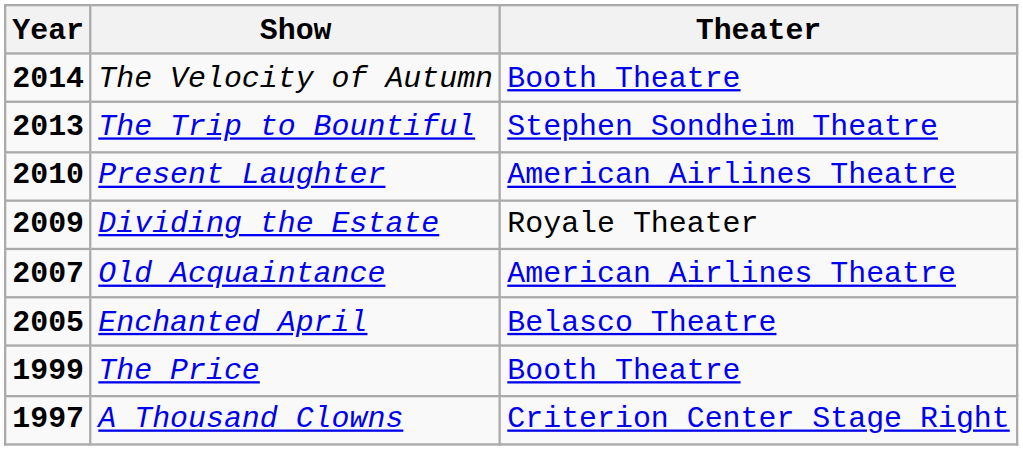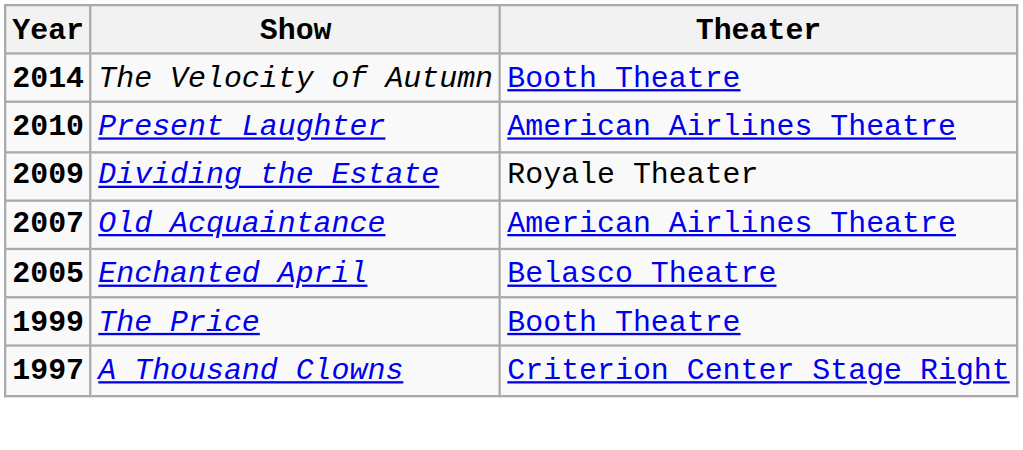- row: (287, 127)
